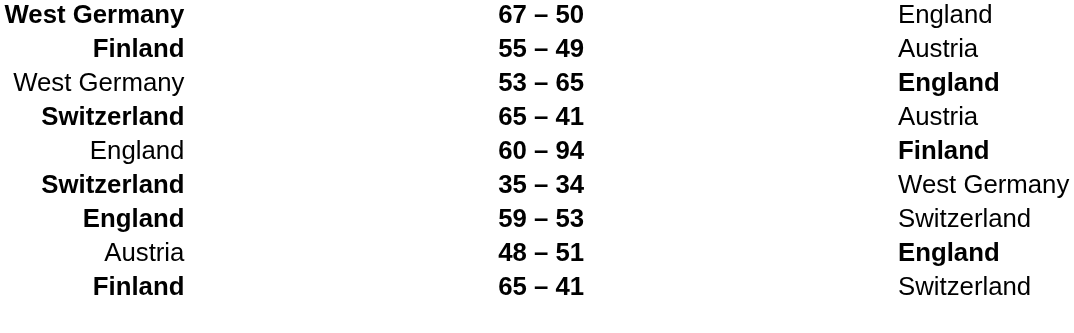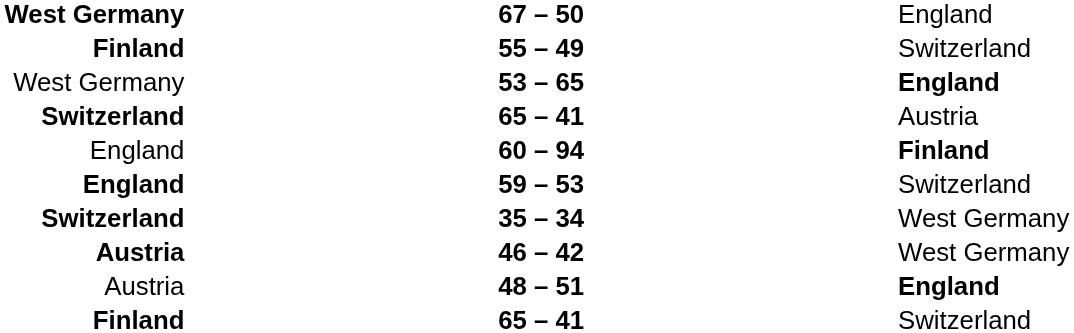(938, 48) Austria -> (965, 48) Switzerland
rows swapped: (113, 184) <-> (134, 218)
+ row: (140, 252)
